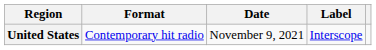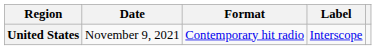columns swapped: (257, 14) <-> (144, 14)
